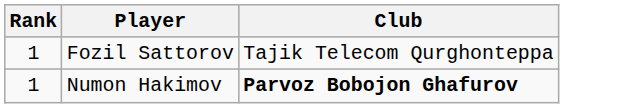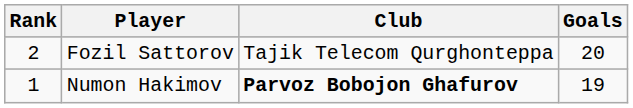+ column: (593, 21)
(33, 53) 1 -> (33, 53) 2
